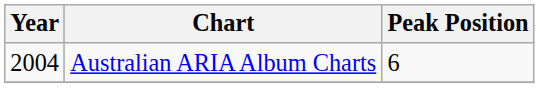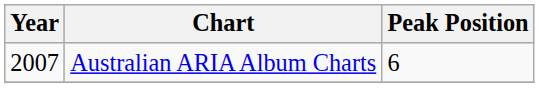(35, 62) 2004 -> (35, 62) 2007
